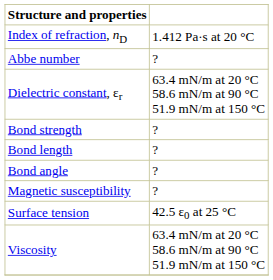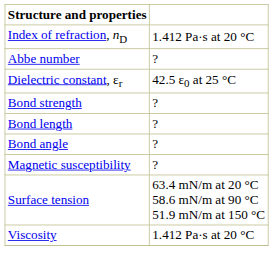(209, 94) 63.4 mN/m at 20 °C 58.6 mN/m at 90 °C 51.9 mN/m at 150 °C -> (194, 81) 42.5 ε0 at 25 °C
(194, 213) 42.5 ε0 at 25 °C -> (209, 200) 63.4 mN/m at 20 °C 58.6 mN/m at 90 °C 51.9 mN/m at 150 °C
(209, 250) 63.4 mN/m at 20 °C 58.6 mN/m at 90 °C 51.9 mN/m at 150 °C -> (203, 235) 1.412 Pa·s at 20 °C
